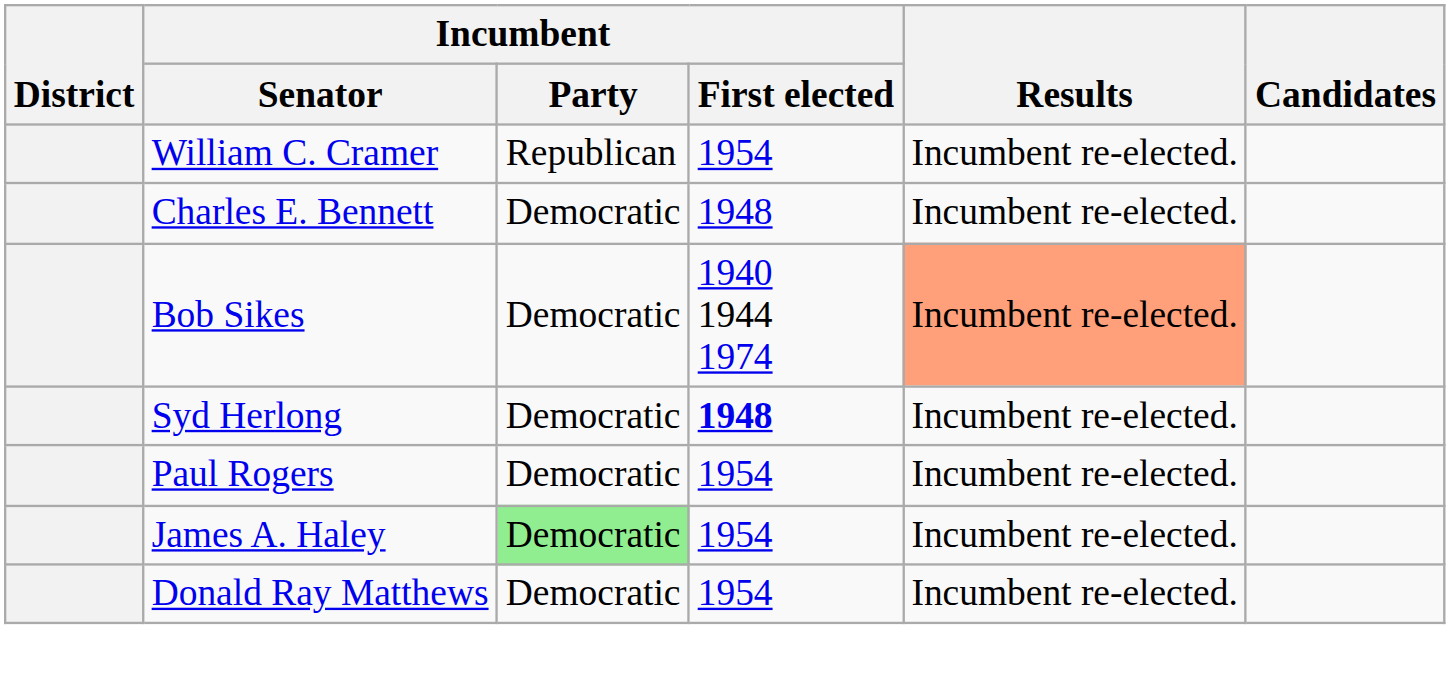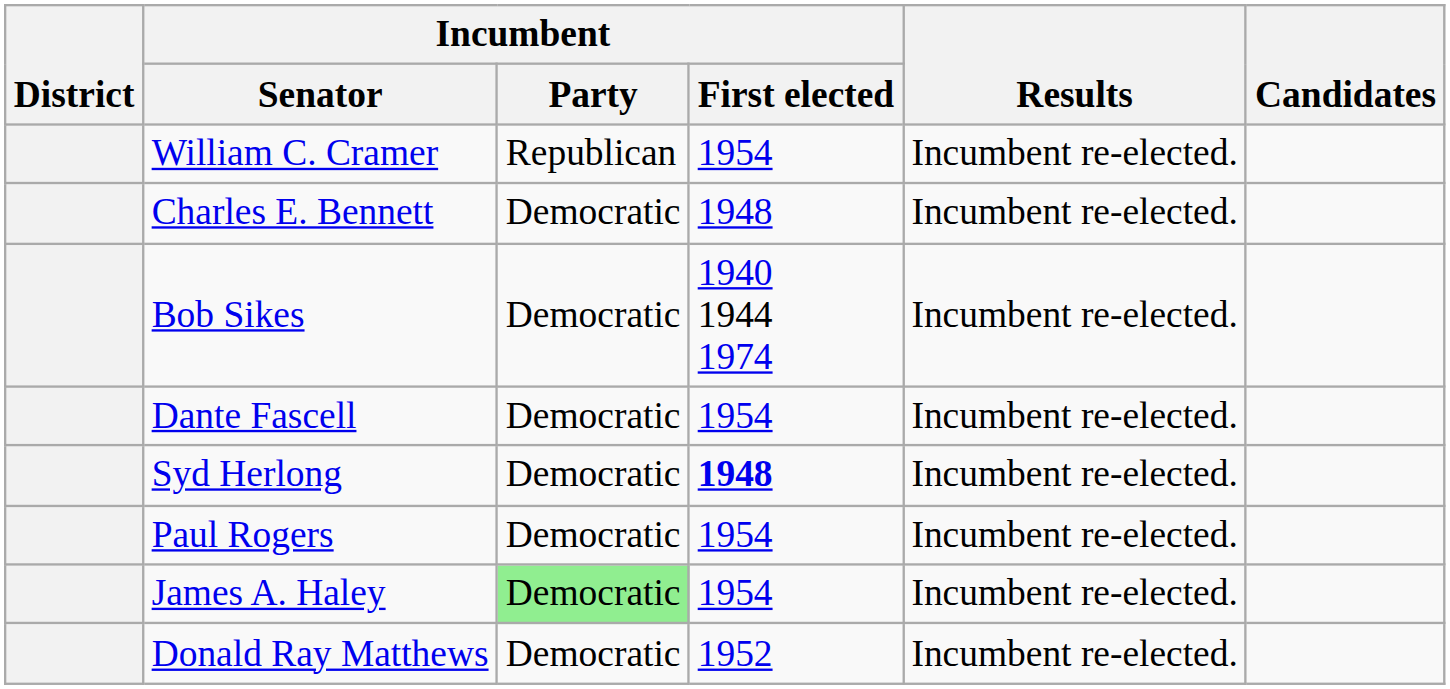(1075, 313) lightsalmon background -> (1075, 313) no background
+ row: (254, 415)
(735, 593) 1954 -> (735, 652) 1952
